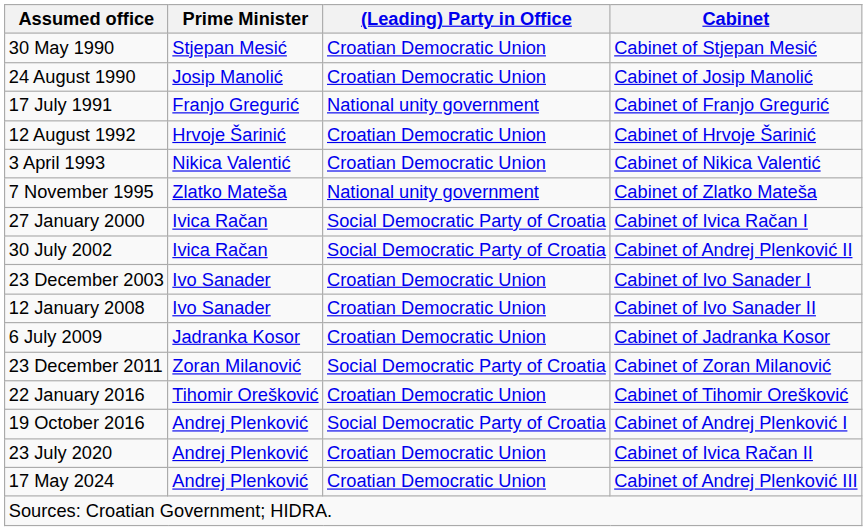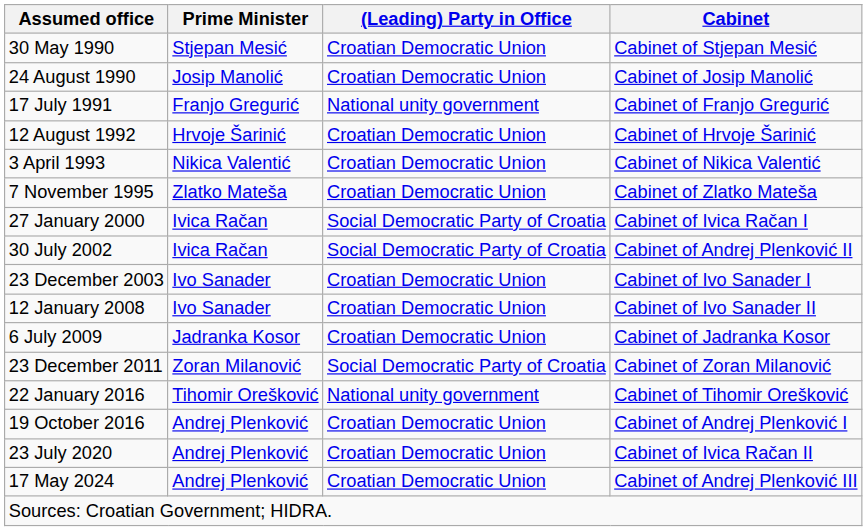(433, 192) National unity government -> (436, 192) Croatian Democratic Union
(436, 395) Croatian Democratic Union -> (433, 395) National unity government
(466, 423) Social Democratic Party of Croatia -> (436, 423) Croatian Democratic Union
